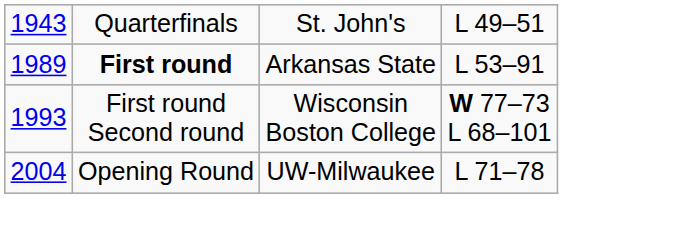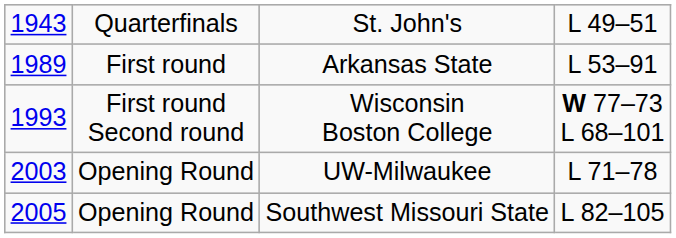(166, 64) bold -> (166, 64) normal
(39, 172) 2004 -> (39, 172) 2003
+ row: (407, 212)
